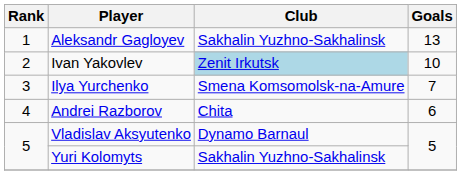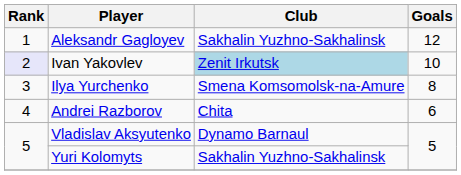(432, 39) 13 -> (432, 39) 12
(26, 63) no background -> (26, 63) lavender background
(432, 87) 7 -> (432, 87) 8
